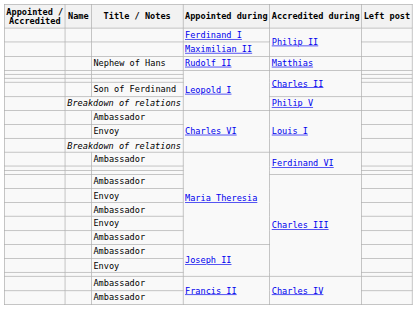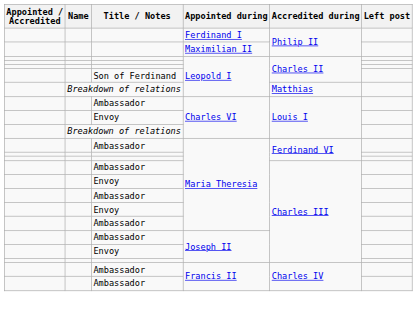- row: (130, 63)
(292, 103) Philip V -> (292, 89) Matthias
